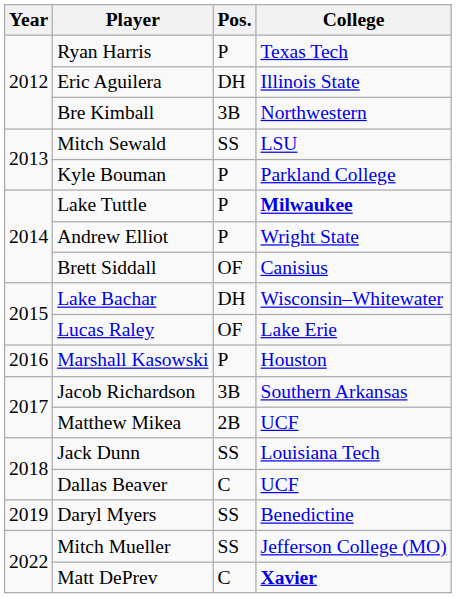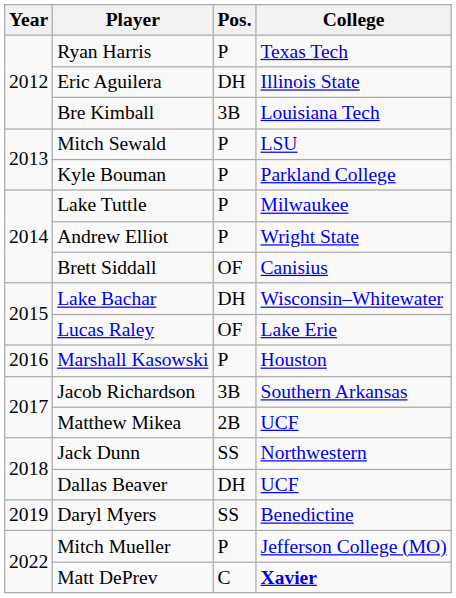(314, 112) Northwestern -> (320, 112) Louisiana Tech
(228, 143) SS -> (223, 143) P
(307, 205) bold -> (304, 205) normal
(320, 453) Louisiana Tech -> (314, 453) Northwestern
(224, 484) C -> (232, 484) DH
(228, 546) SS -> (223, 546) P
